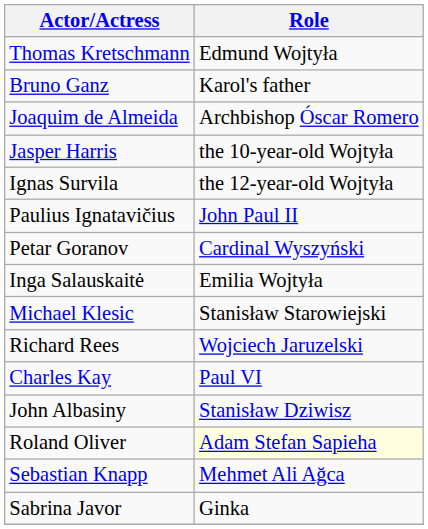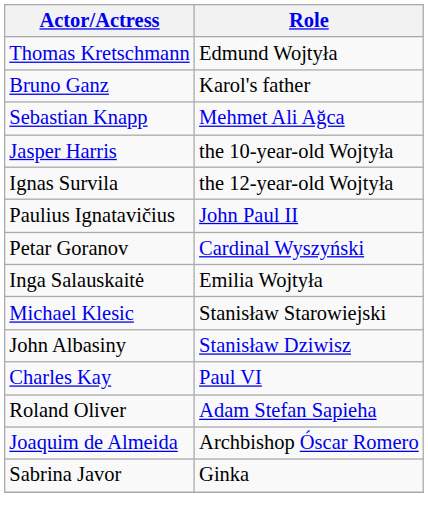rows swapped: (78, 475) <-> (94, 118)
- row: (64, 345)
rows swapped: (60, 378) <-> (68, 410)
(288, 442) lightyellow background -> (288, 410) no background
